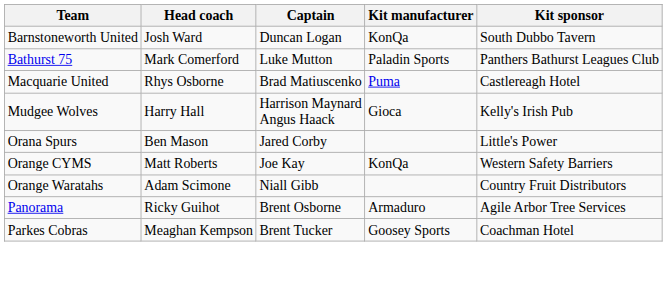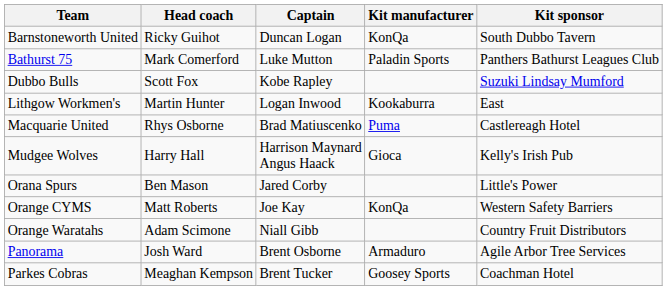(173, 37) Josh Ward -> (182, 37) Ricky Guihot
+ row: (43, 81)
+ row: (64, 103)
(182, 207) Ricky Guihot -> (173, 251) Josh Ward
